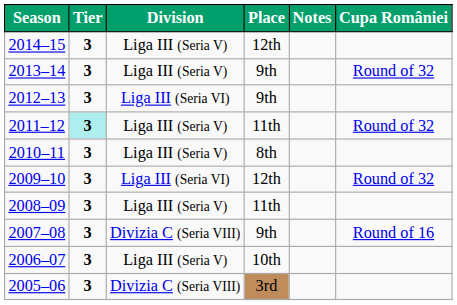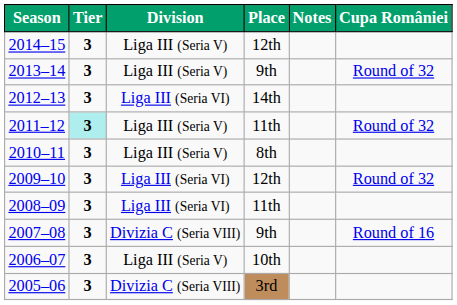(266, 98) 9th -> (266, 98) 14th
(175, 206) Liga III (Seria V) -> (175, 206) Liga III (Seria VI)
